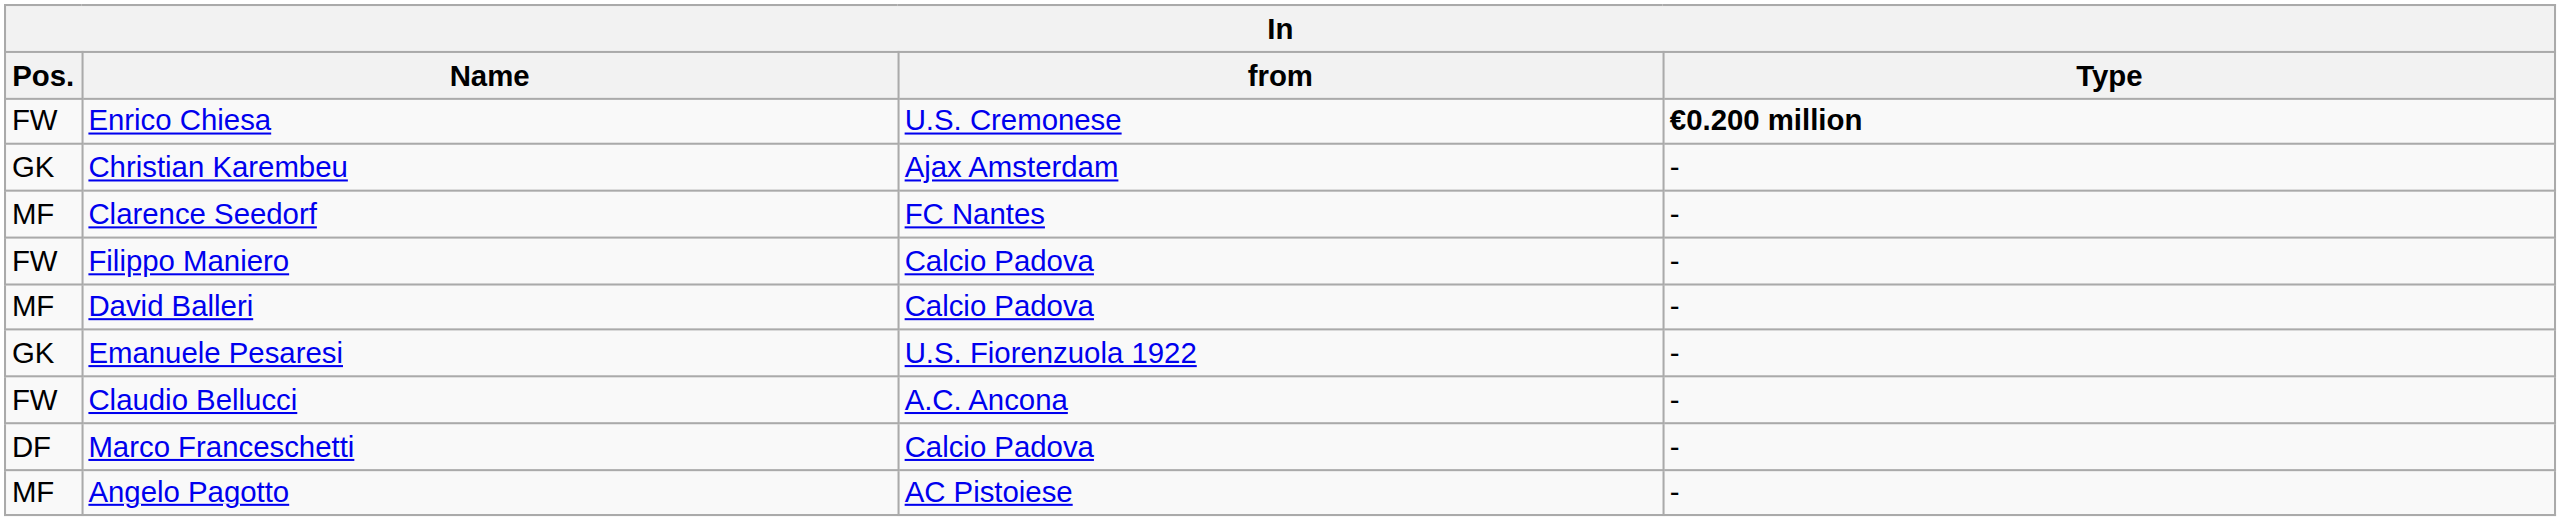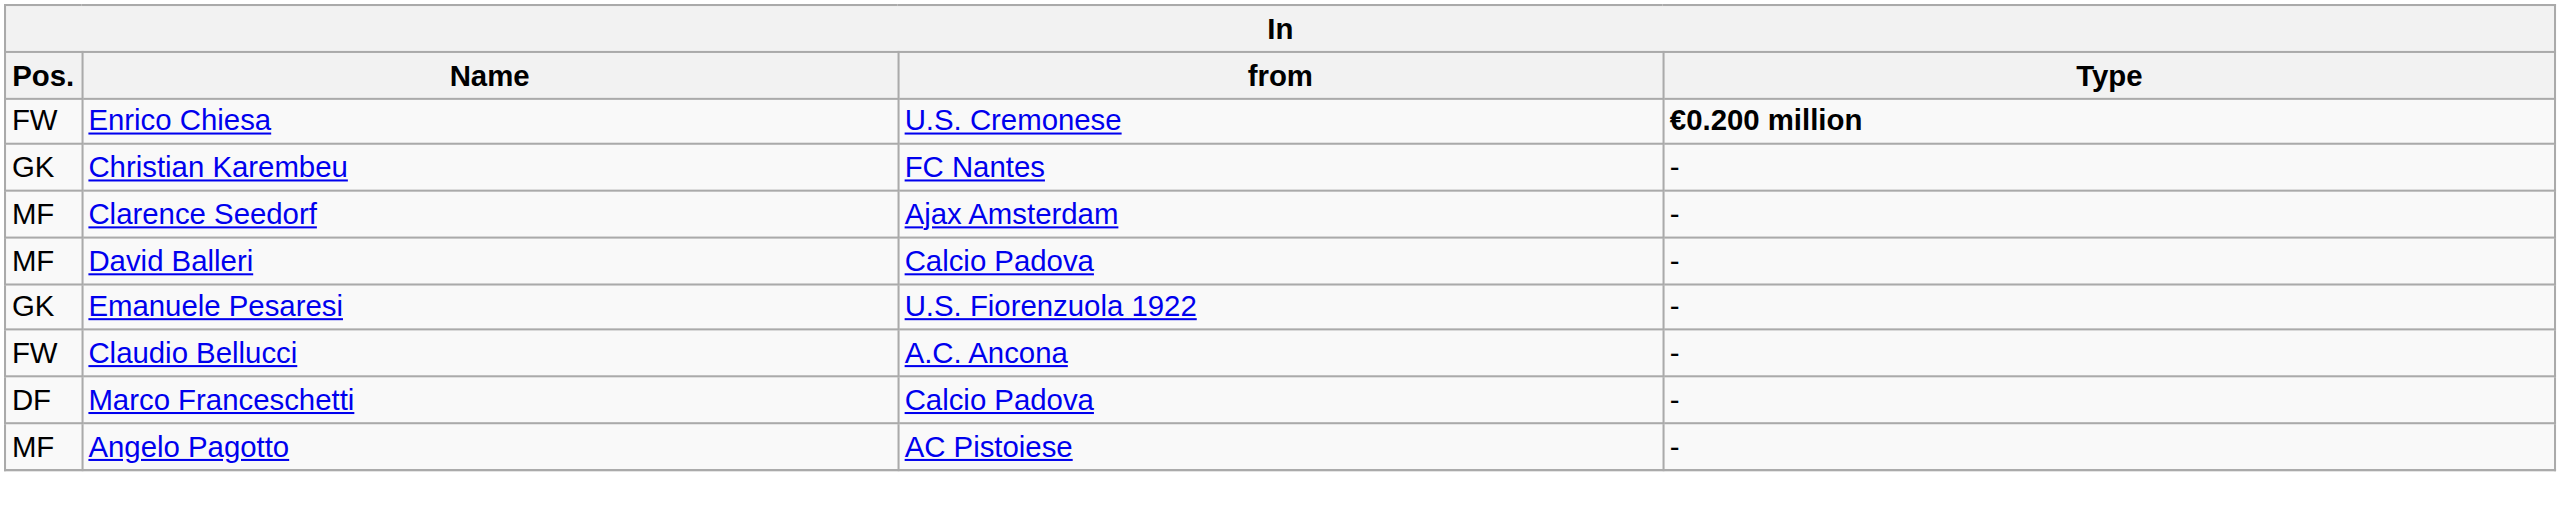(1012, 168) Ajax Amsterdam -> (975, 168) FC Nantes
(975, 214) FC Nantes -> (1012, 214) Ajax Amsterdam
- row: (189, 261)
